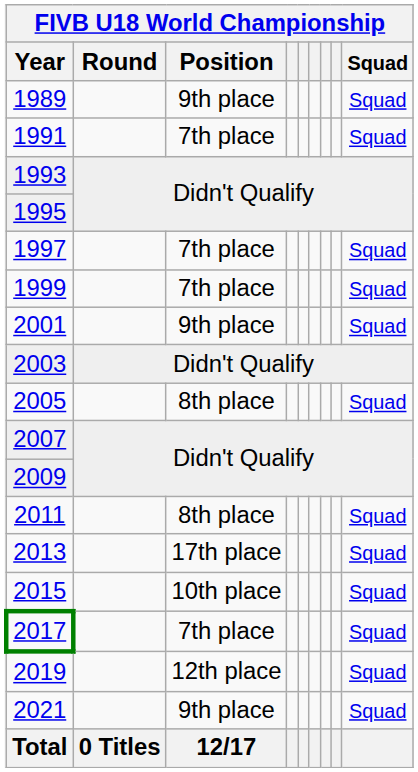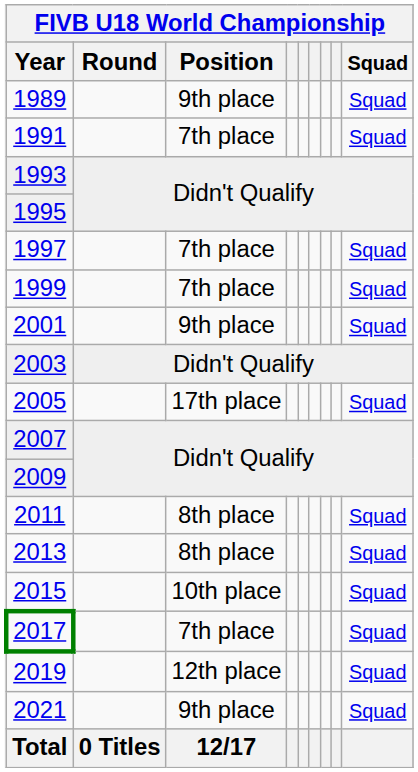(226, 401) 8th place -> (226, 401) 17th place
(226, 552) 17th place -> (226, 552) 8th place
